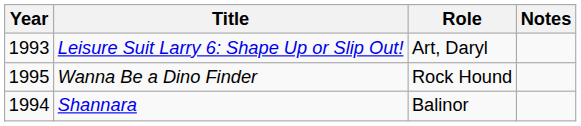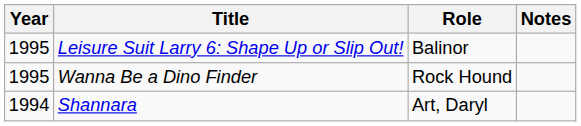(29, 47) 1993 -> (29, 47) 1995
(450, 47) Art, Daryl -> (440, 47) Balinor
(440, 105) Balinor -> (450, 105) Art, Daryl
